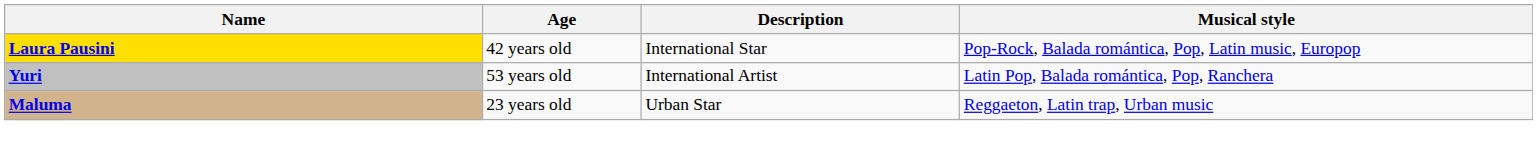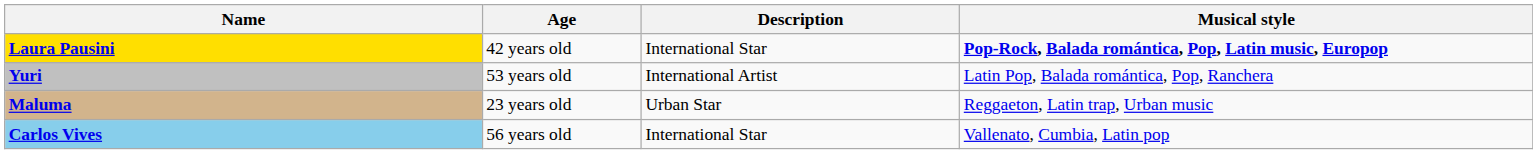(1162, 47) normal -> (1176, 47) bold
+ row: (55, 134)
